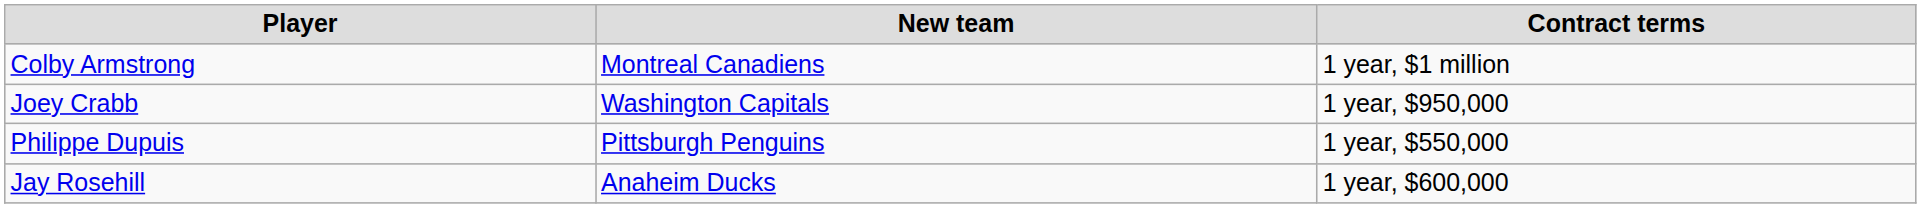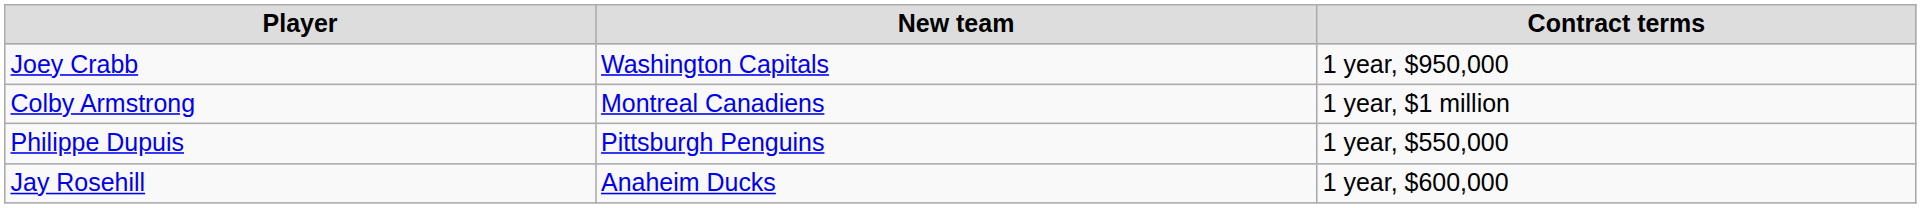rows swapped: (74, 103) <-> (103, 63)
